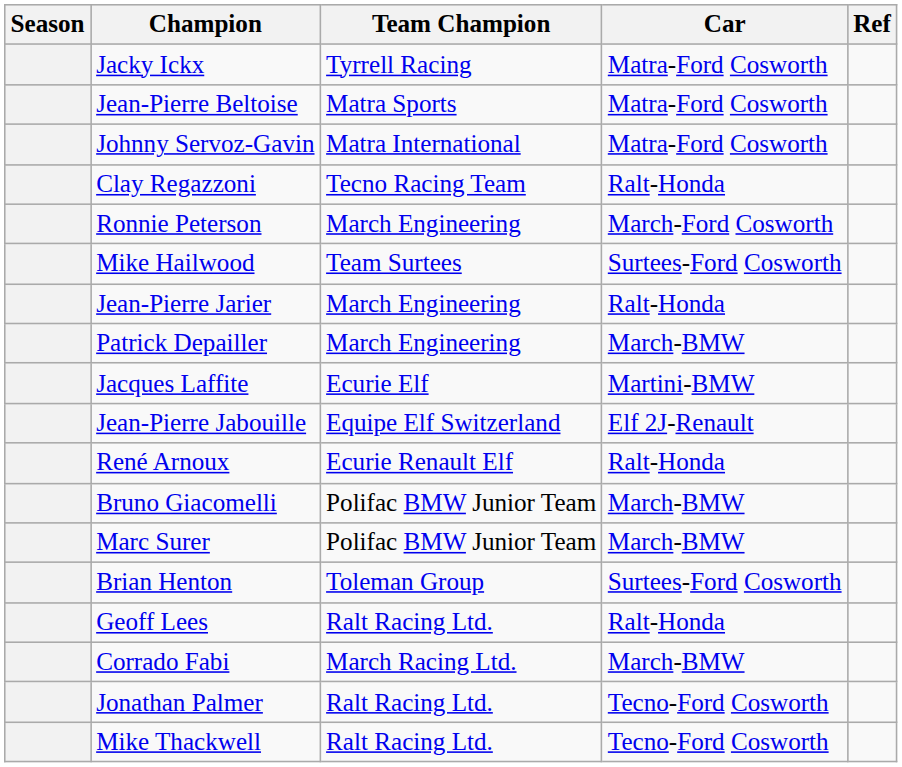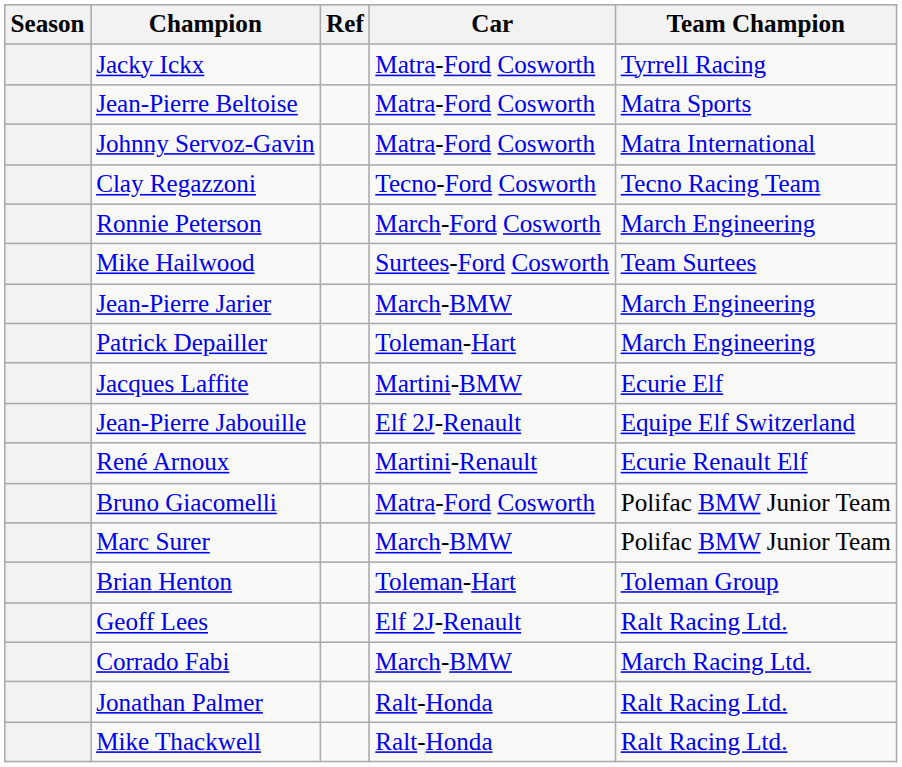columns swapped: (461, 24) <-> (872, 24)
(666, 183) Ralt-Honda -> (486, 183) Tecno-Ford Cosworth
(666, 303) Ralt-Honda -> (444, 303) March-BMW
(676, 343) March-BMW -> (446, 343) Toleman-Hart
(666, 462) Ralt-Honda -> (456, 462) Martini-Renault
(676, 502) March-BMW -> (485, 502) Matra-Ford Cosworth
(725, 582) Surtees-Ford Cosworth -> (446, 582) Toleman-Hart
(666, 622) Ralt-Honda -> (448, 622) Elf 2J-Renault
(718, 701) Tecno-Ford Cosworth -> (434, 701) Ralt-Honda
(718, 741) Tecno-Ford Cosworth -> (434, 741) Ralt-Honda
